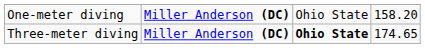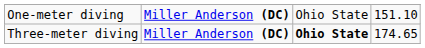(396, 14) 158.20 -> (396, 14) 151.10
